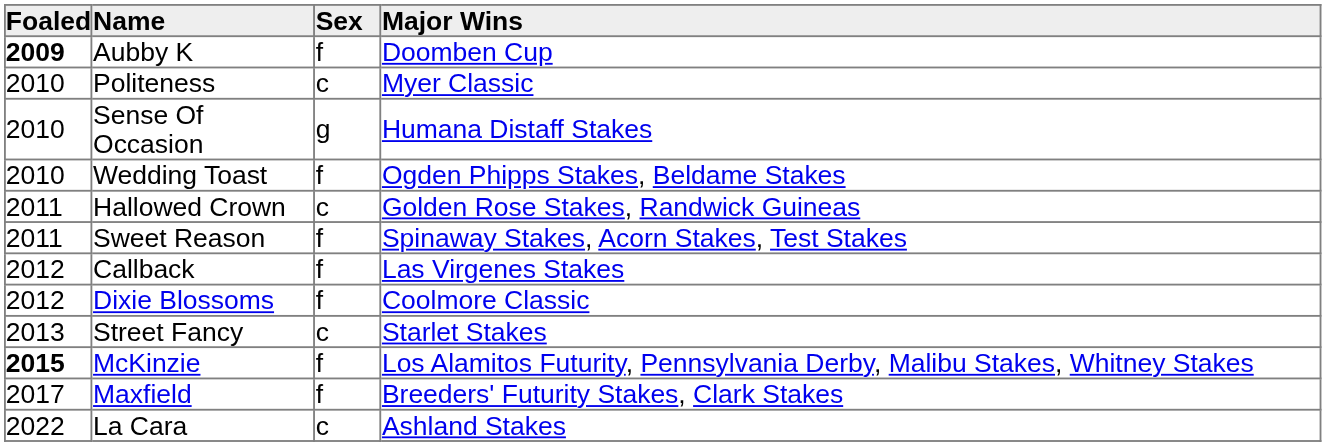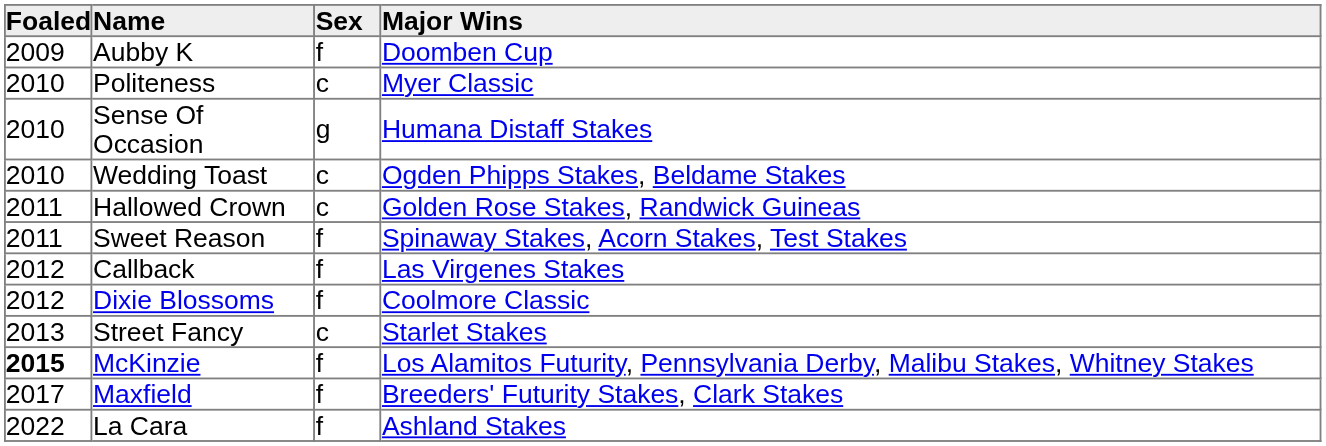(35, 52) bold -> (35, 52) normal
(319, 175) f -> (322, 175) c
(322, 425) c -> (319, 425) f
